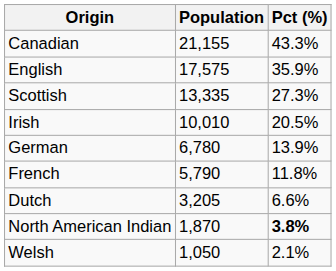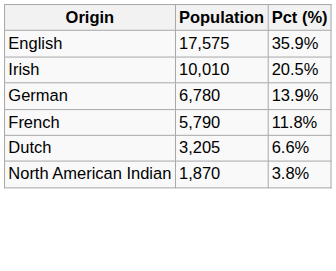- row: (44, 43)
- row: (38, 95)
(290, 226) bold -> (290, 174) normal
- row: (31, 252)
